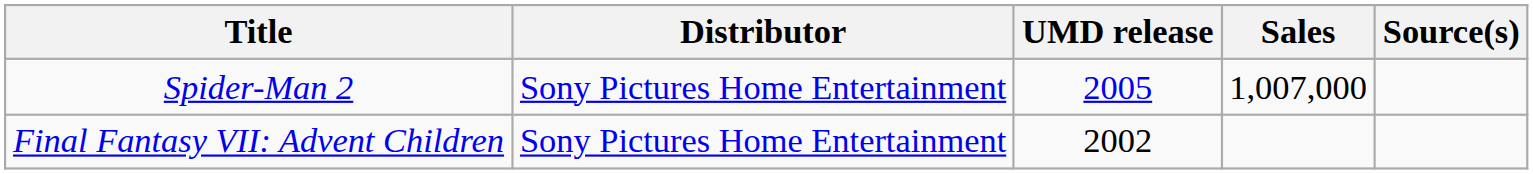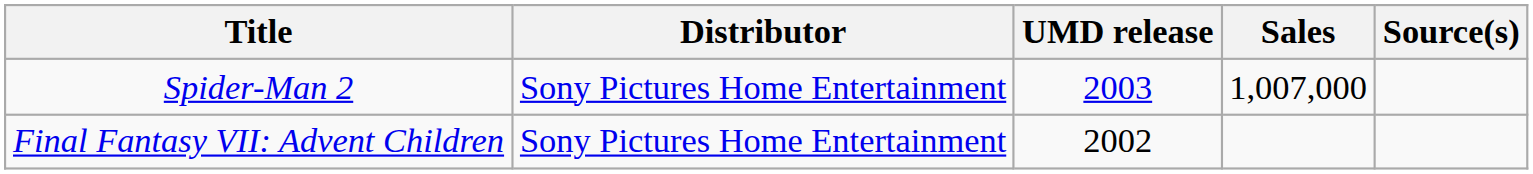(1118, 86) 2005 -> (1118, 86) 2003
